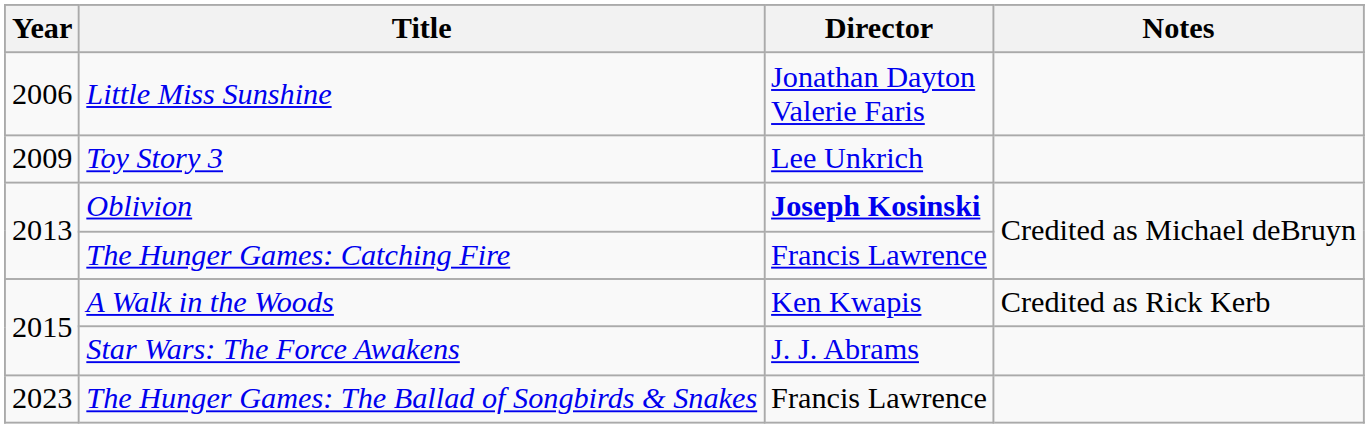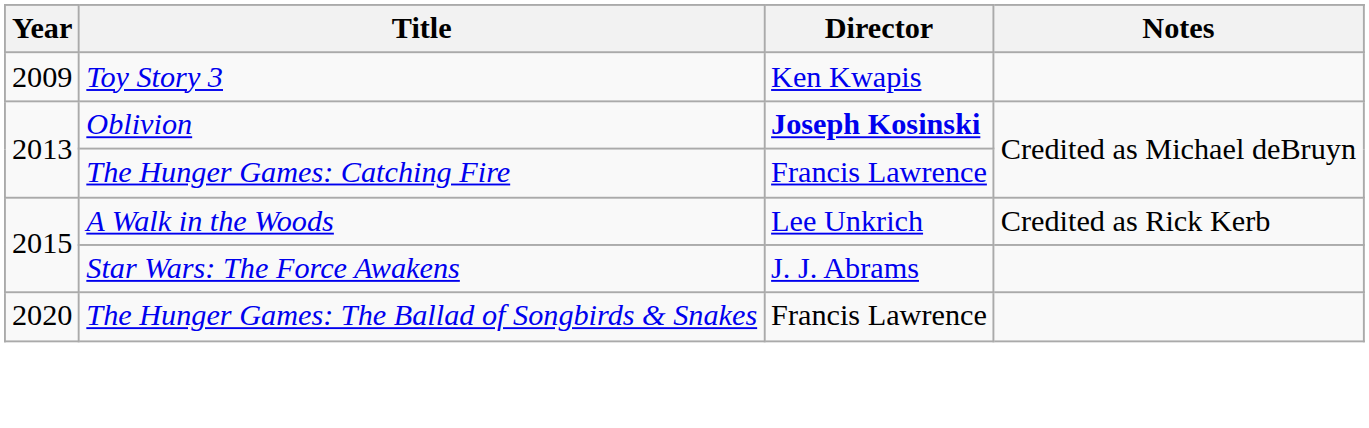- row: (209, 93)
(847, 158) Lee Unkrich -> (846, 76) Ken Kwapis
(846, 302) Ken Kwapis -> (847, 220) Lee Unkrich
(42, 398) 2023 -> (42, 316) 2020
